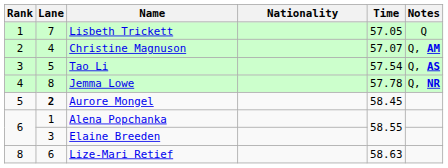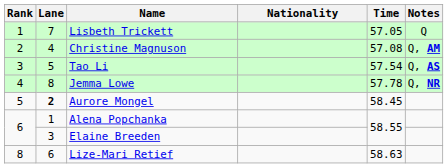(386, 48) 57.07 -> (386, 48) 57.08
